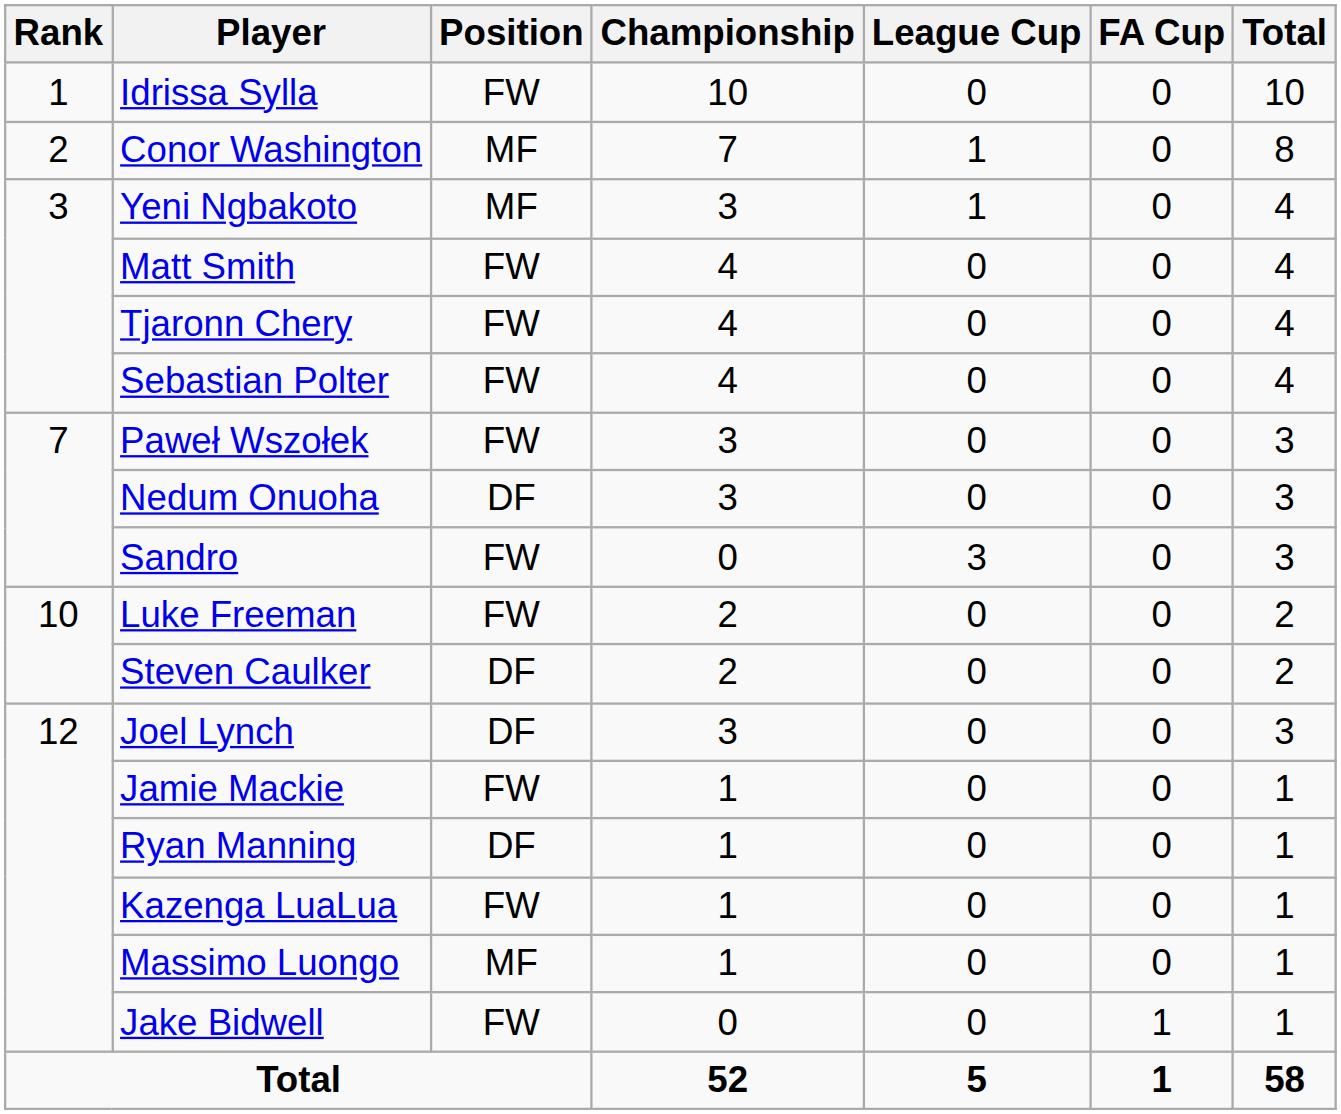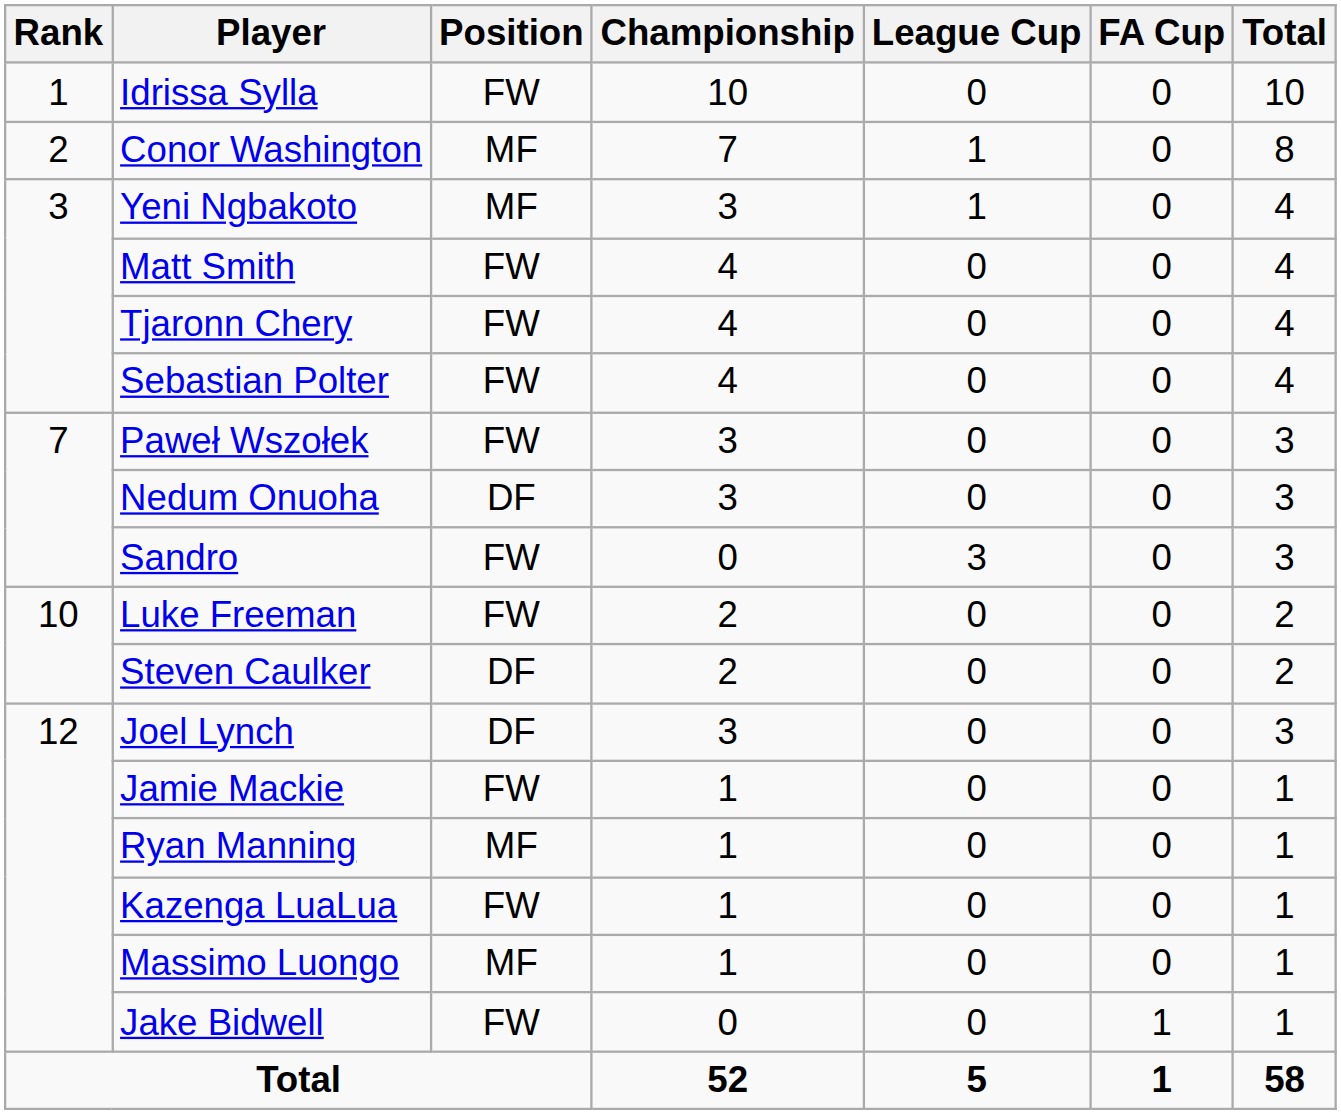(511, 847) DF -> (511, 847) MF
